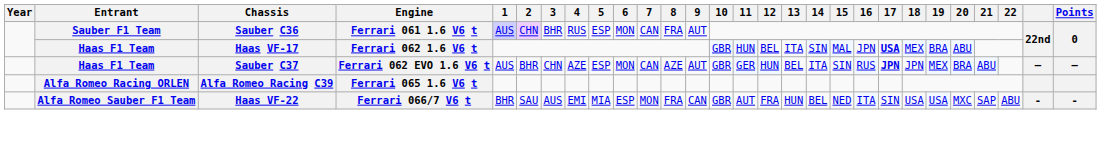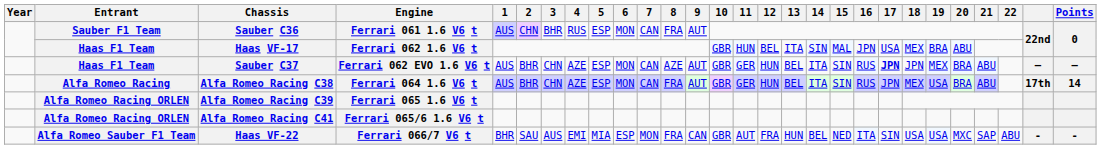(890, 48) bold -> (890, 48) normal
+ row: (267, 83)
+ row: (267, 118)
